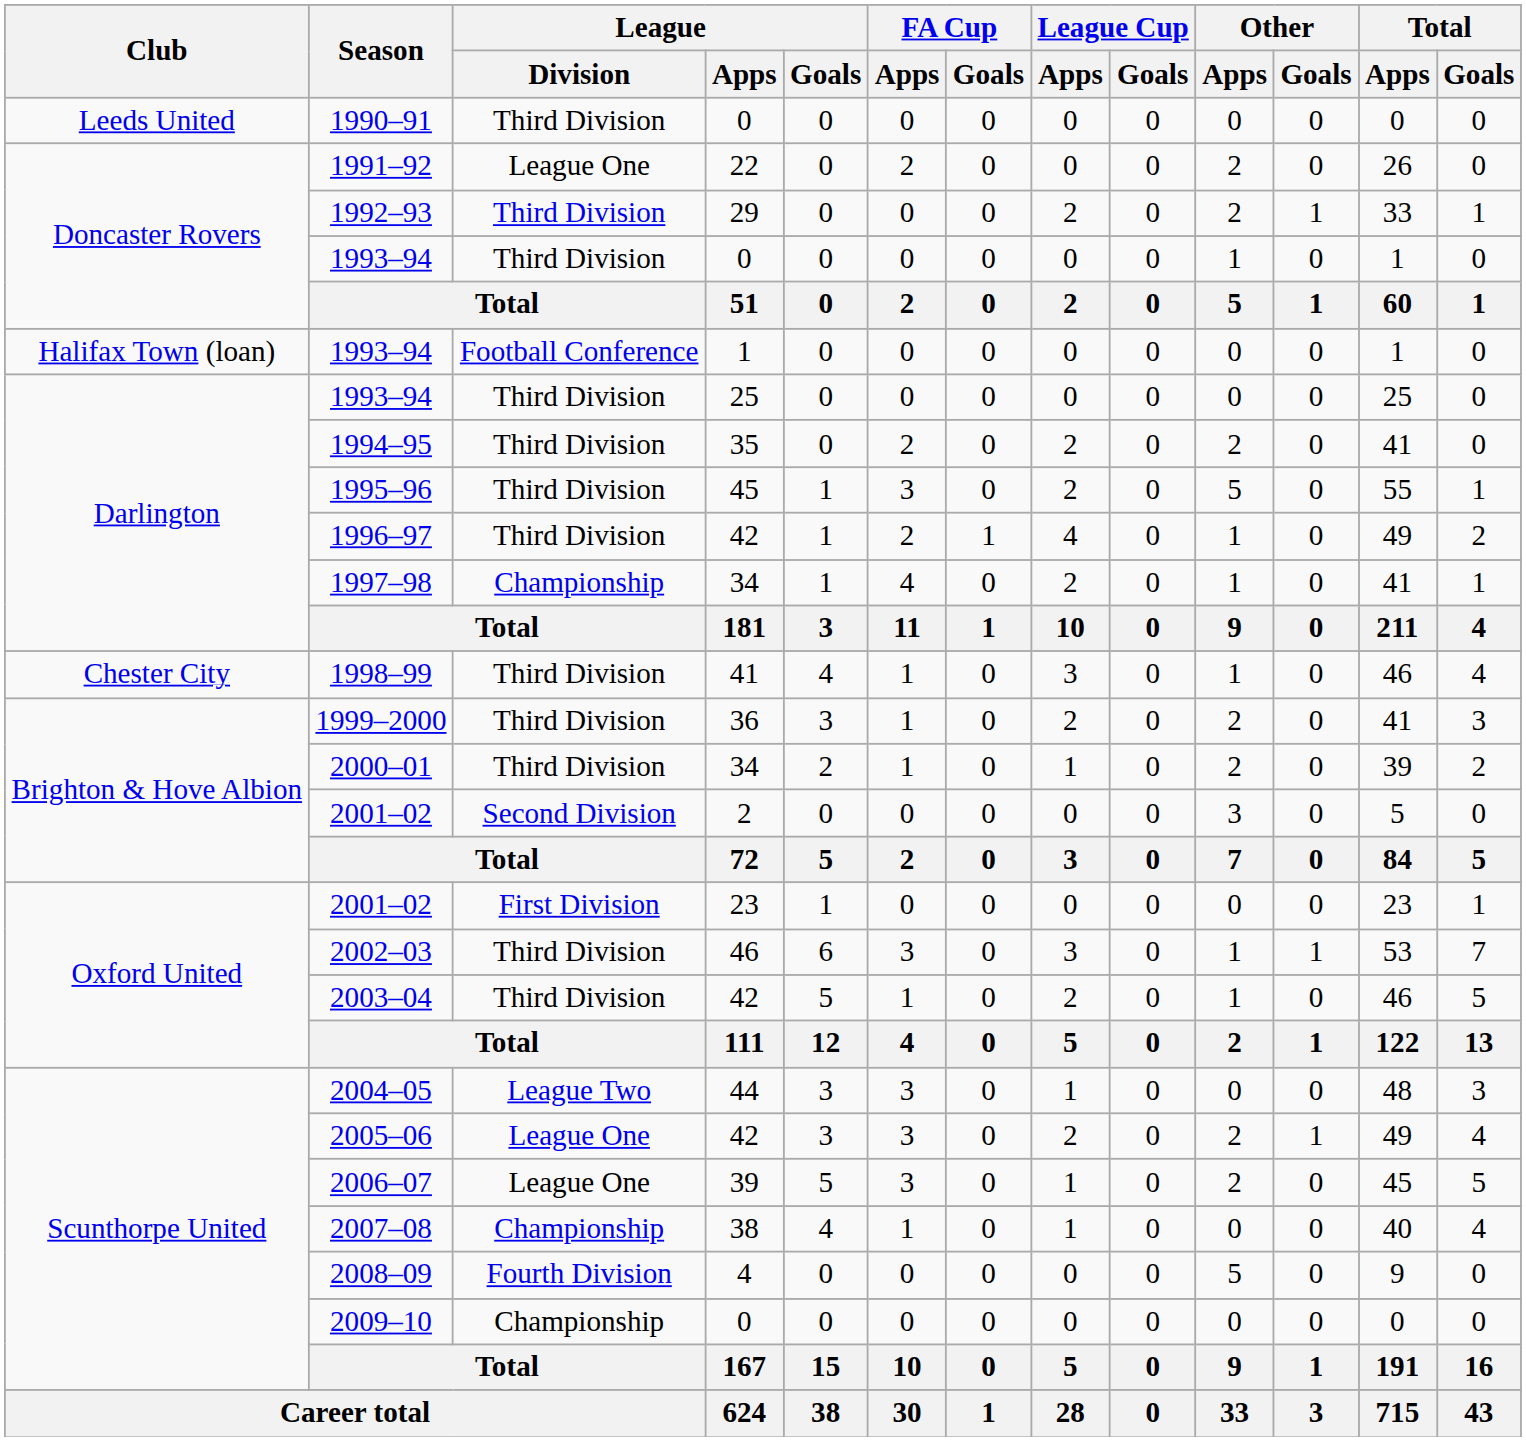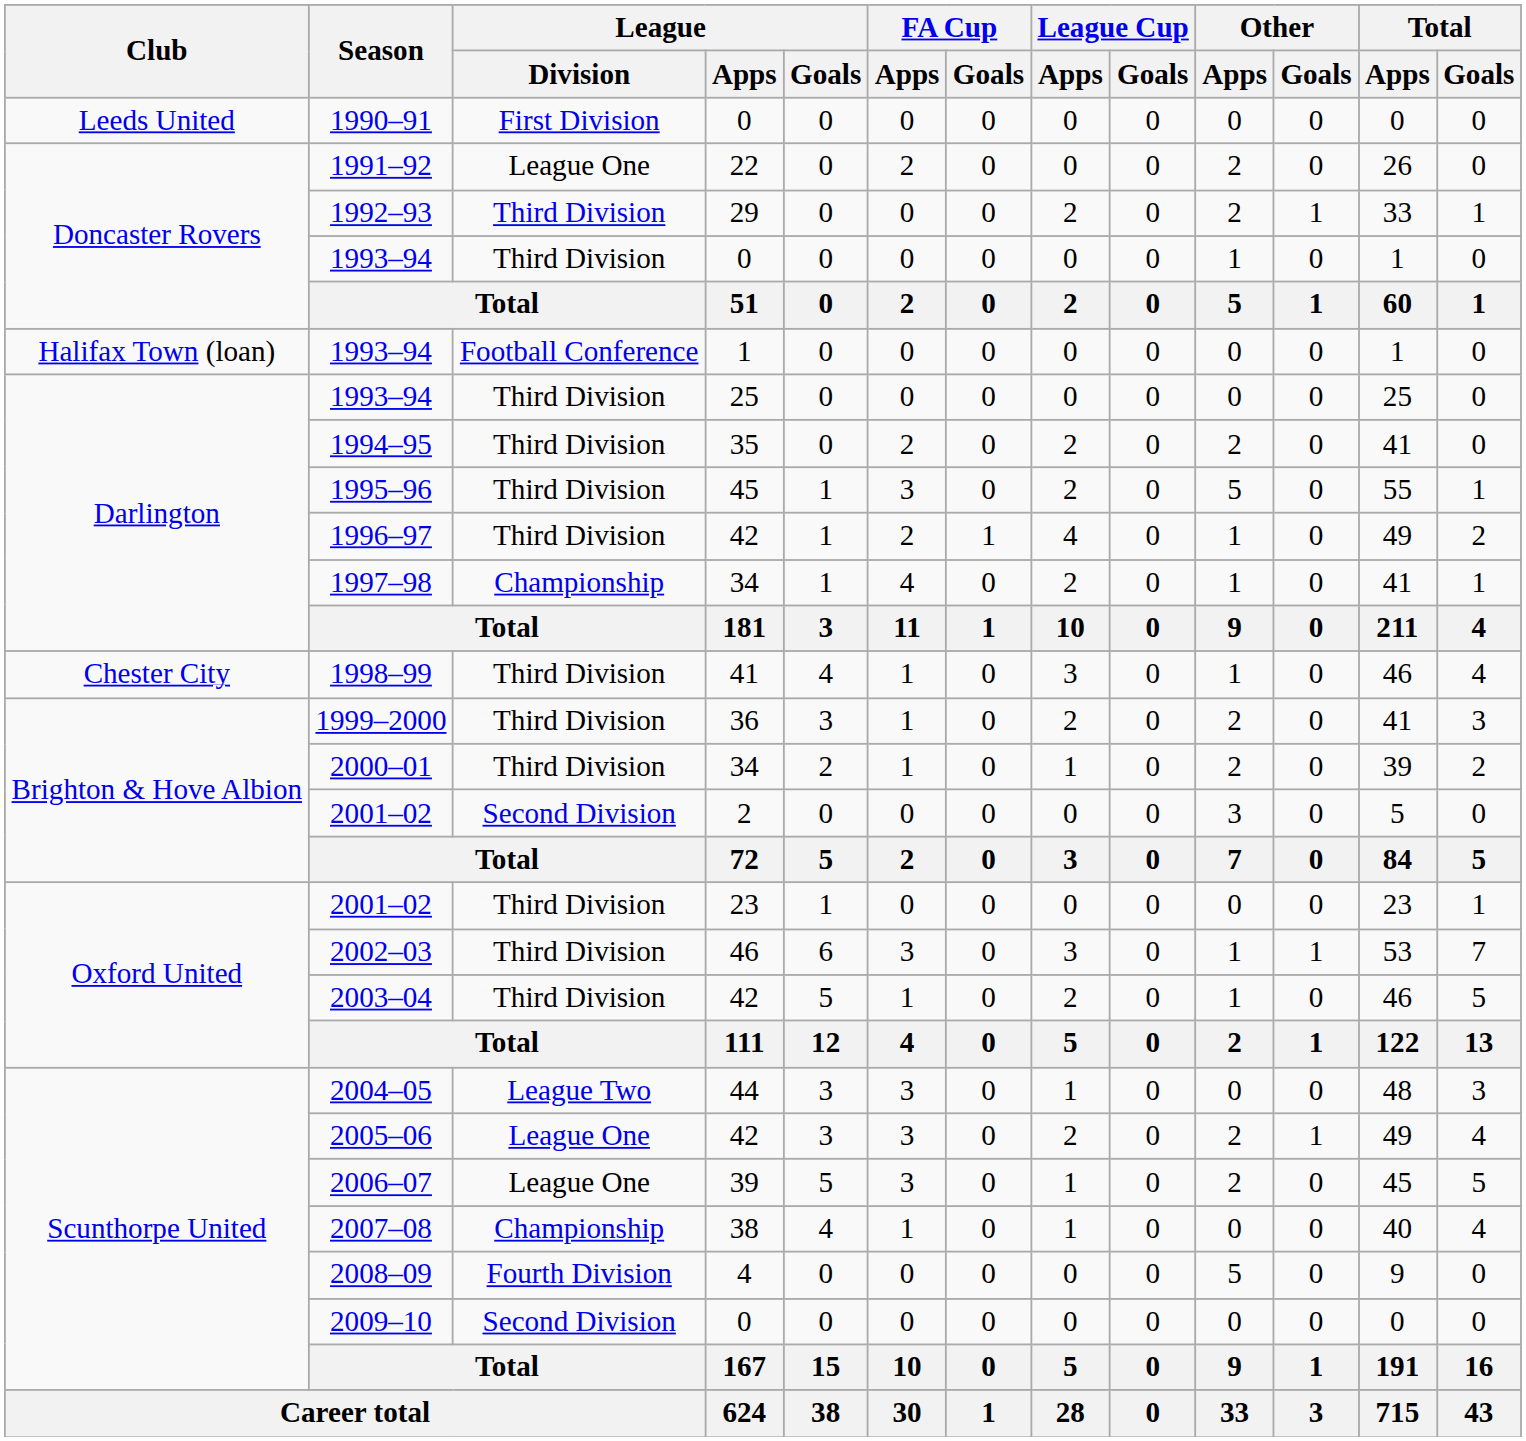(579, 119) Third Division -> (579, 119) First Division
(579, 905) First Division -> (579, 905) Third Division
(579, 1320) Championship -> (579, 1320) Second Division
